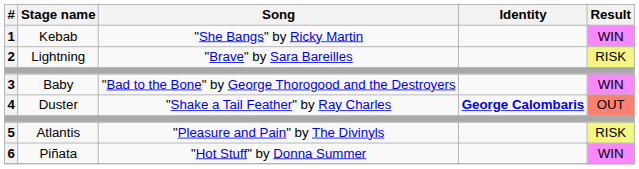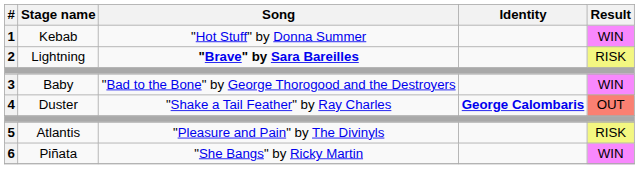(279, 36) "She Bangs" by Ricky Martin -> (279, 36) "Hot Stuff" by Donna Summer
(279, 57) normal -> (279, 57) bold
(279, 153) "Hot Stuff" by Donna Summer -> (279, 153) "She Bangs" by Ricky Martin
